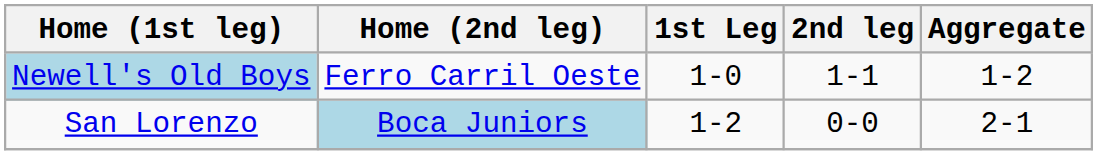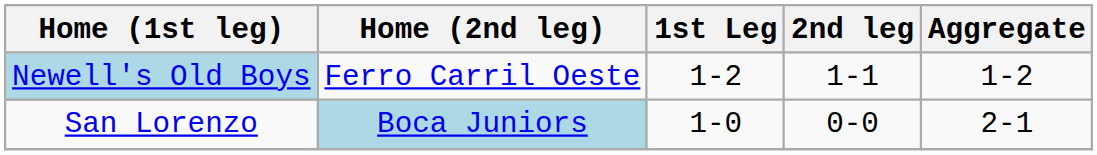(716, 77) 1-0 -> (716, 77) 1-2
(716, 124) 1-2 -> (716, 124) 1-0
